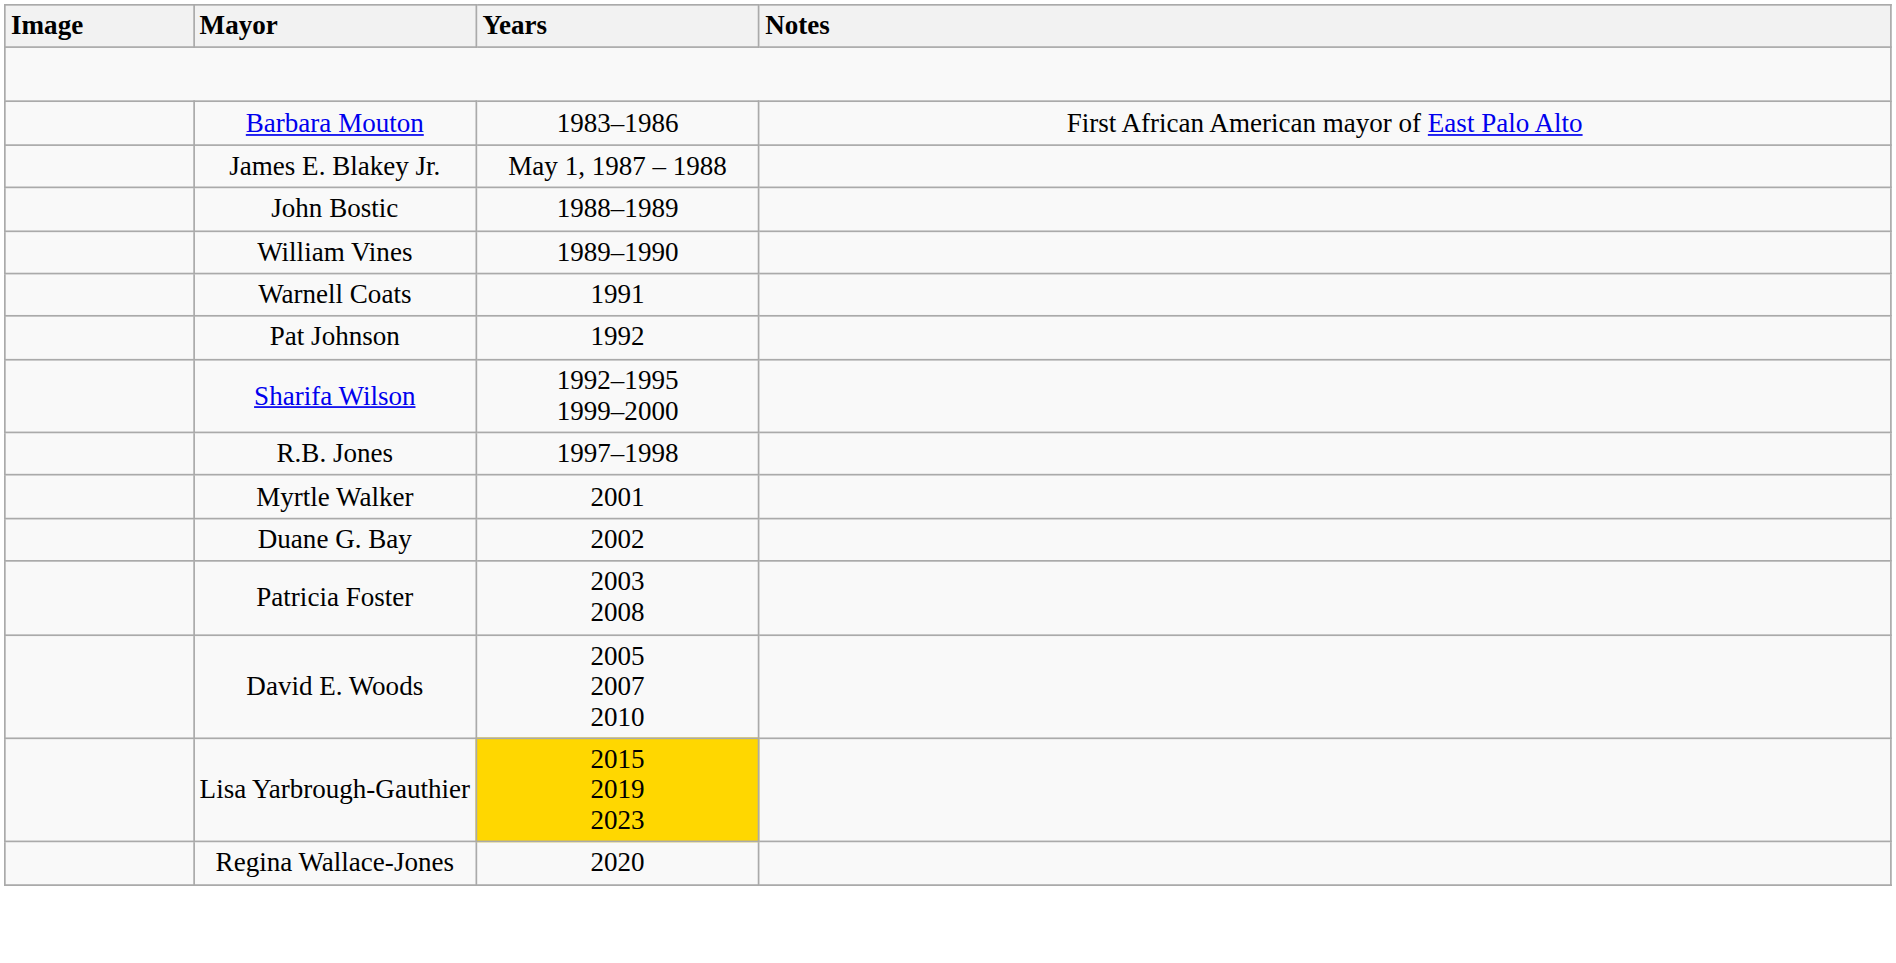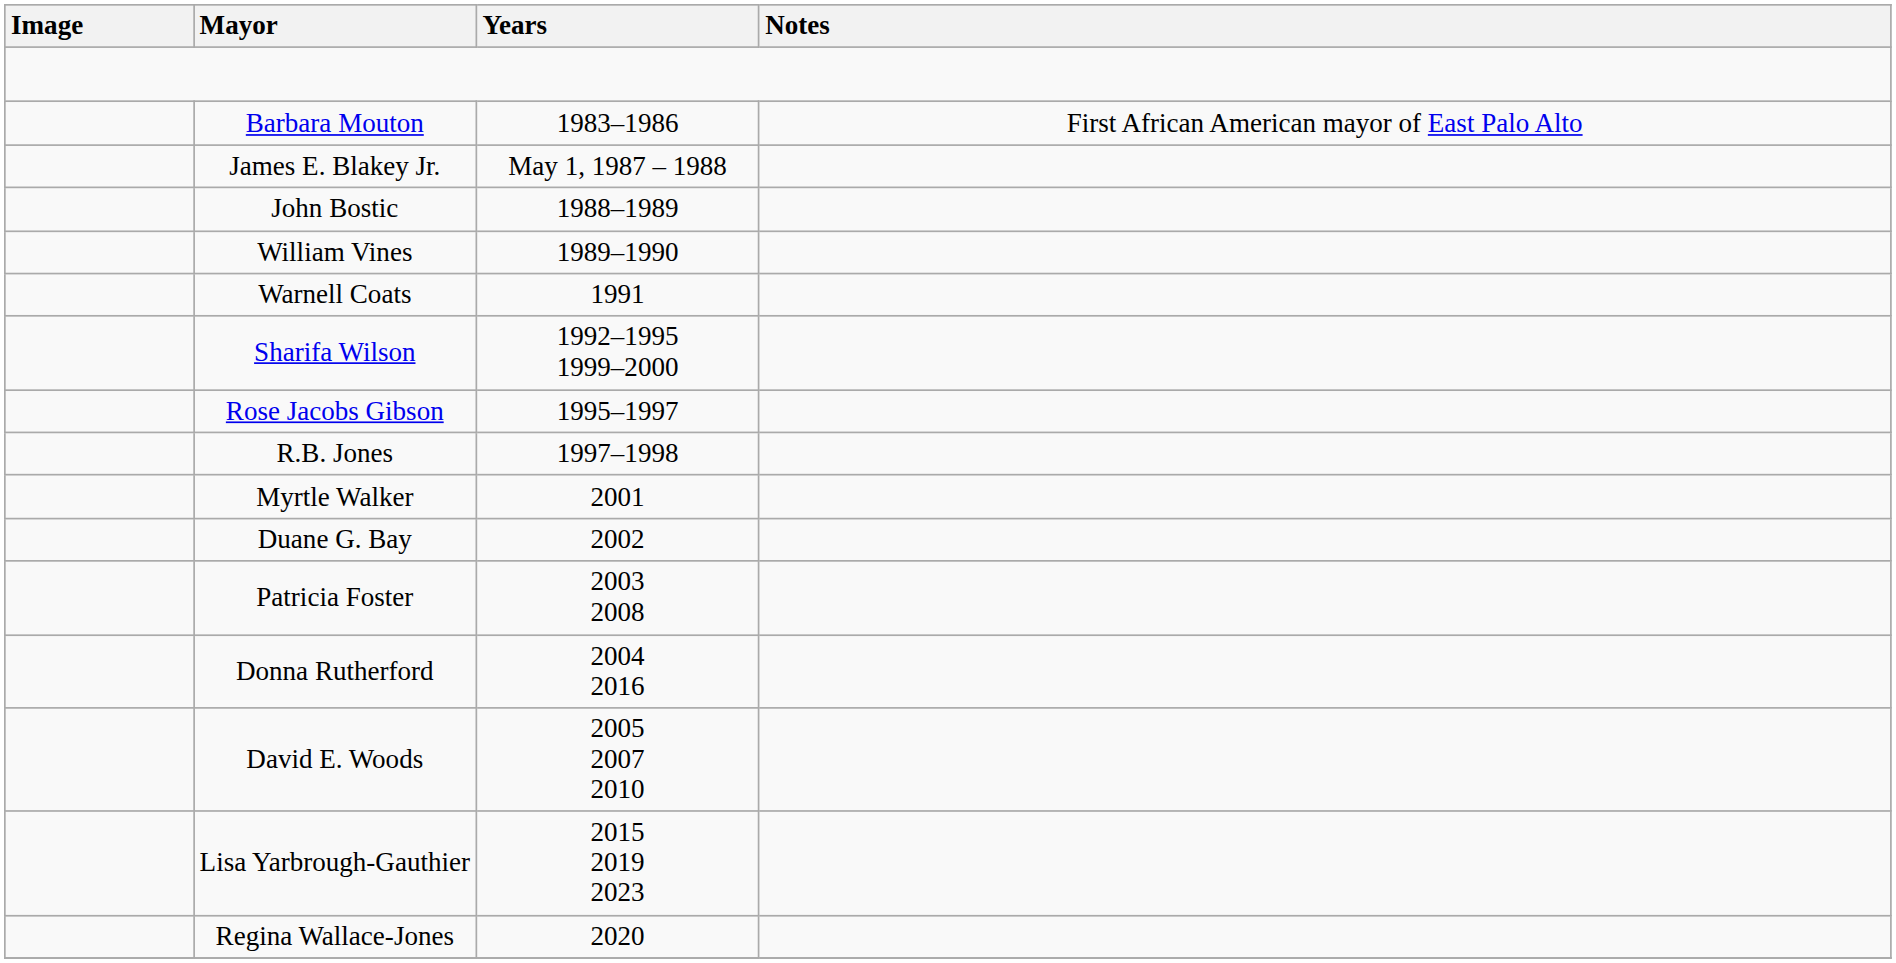- row: (335, 337)
+ row: (335, 410)
+ row: (335, 670)
(618, 789) gold background -> (618, 862) no background
